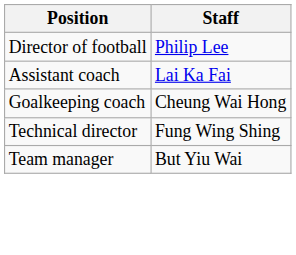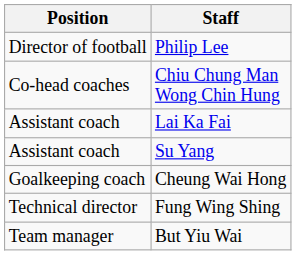+ row: (217, 84)
+ row: (185, 151)
